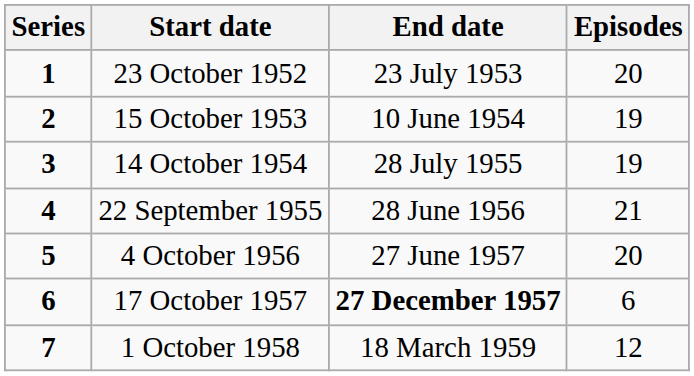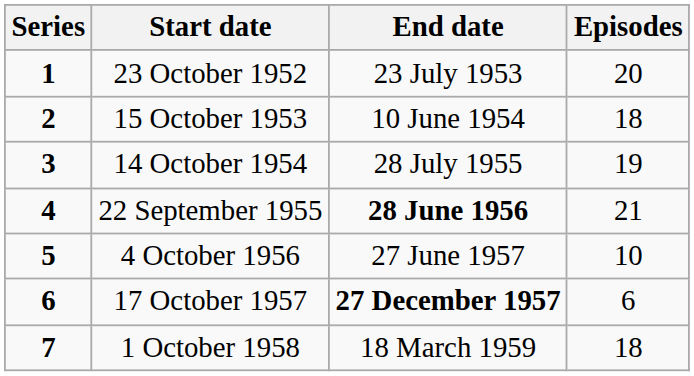(628, 118) 19 -> (628, 118) 18
(448, 210) normal -> (448, 210) bold
(628, 255) 20 -> (628, 255) 10
(628, 347) 12 -> (628, 347) 18
